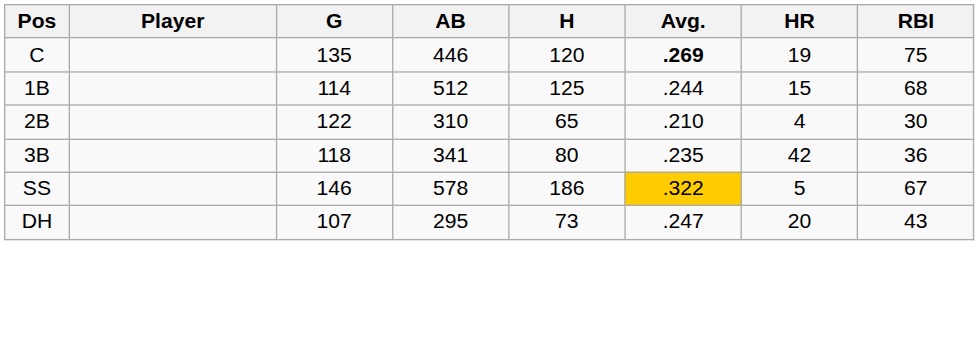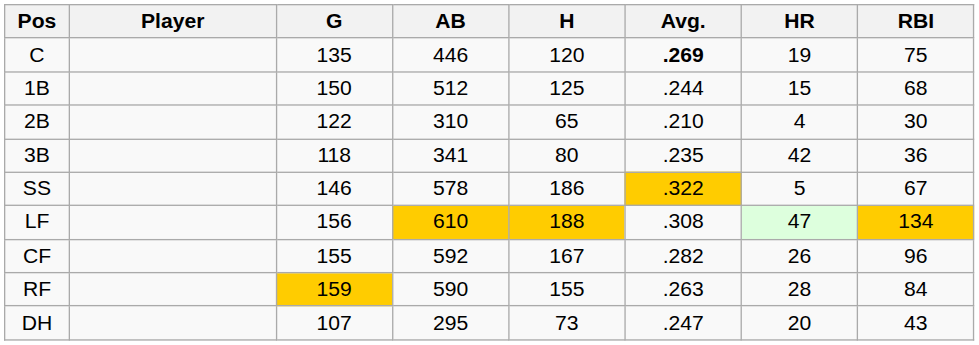(334, 88) 114 -> (334, 88) 150
+ row: (37, 222)
+ row: (37, 255)
+ row: (37, 289)
